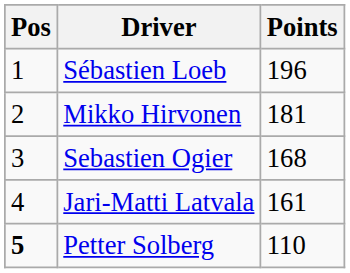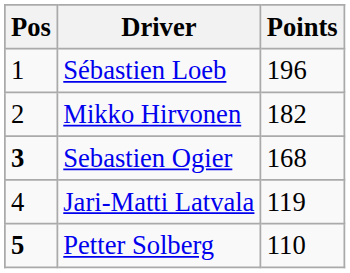(287, 114) 181 -> (287, 114) 182
(18, 158) normal -> (18, 158) bold
(287, 202) 161 -> (286, 202) 119
